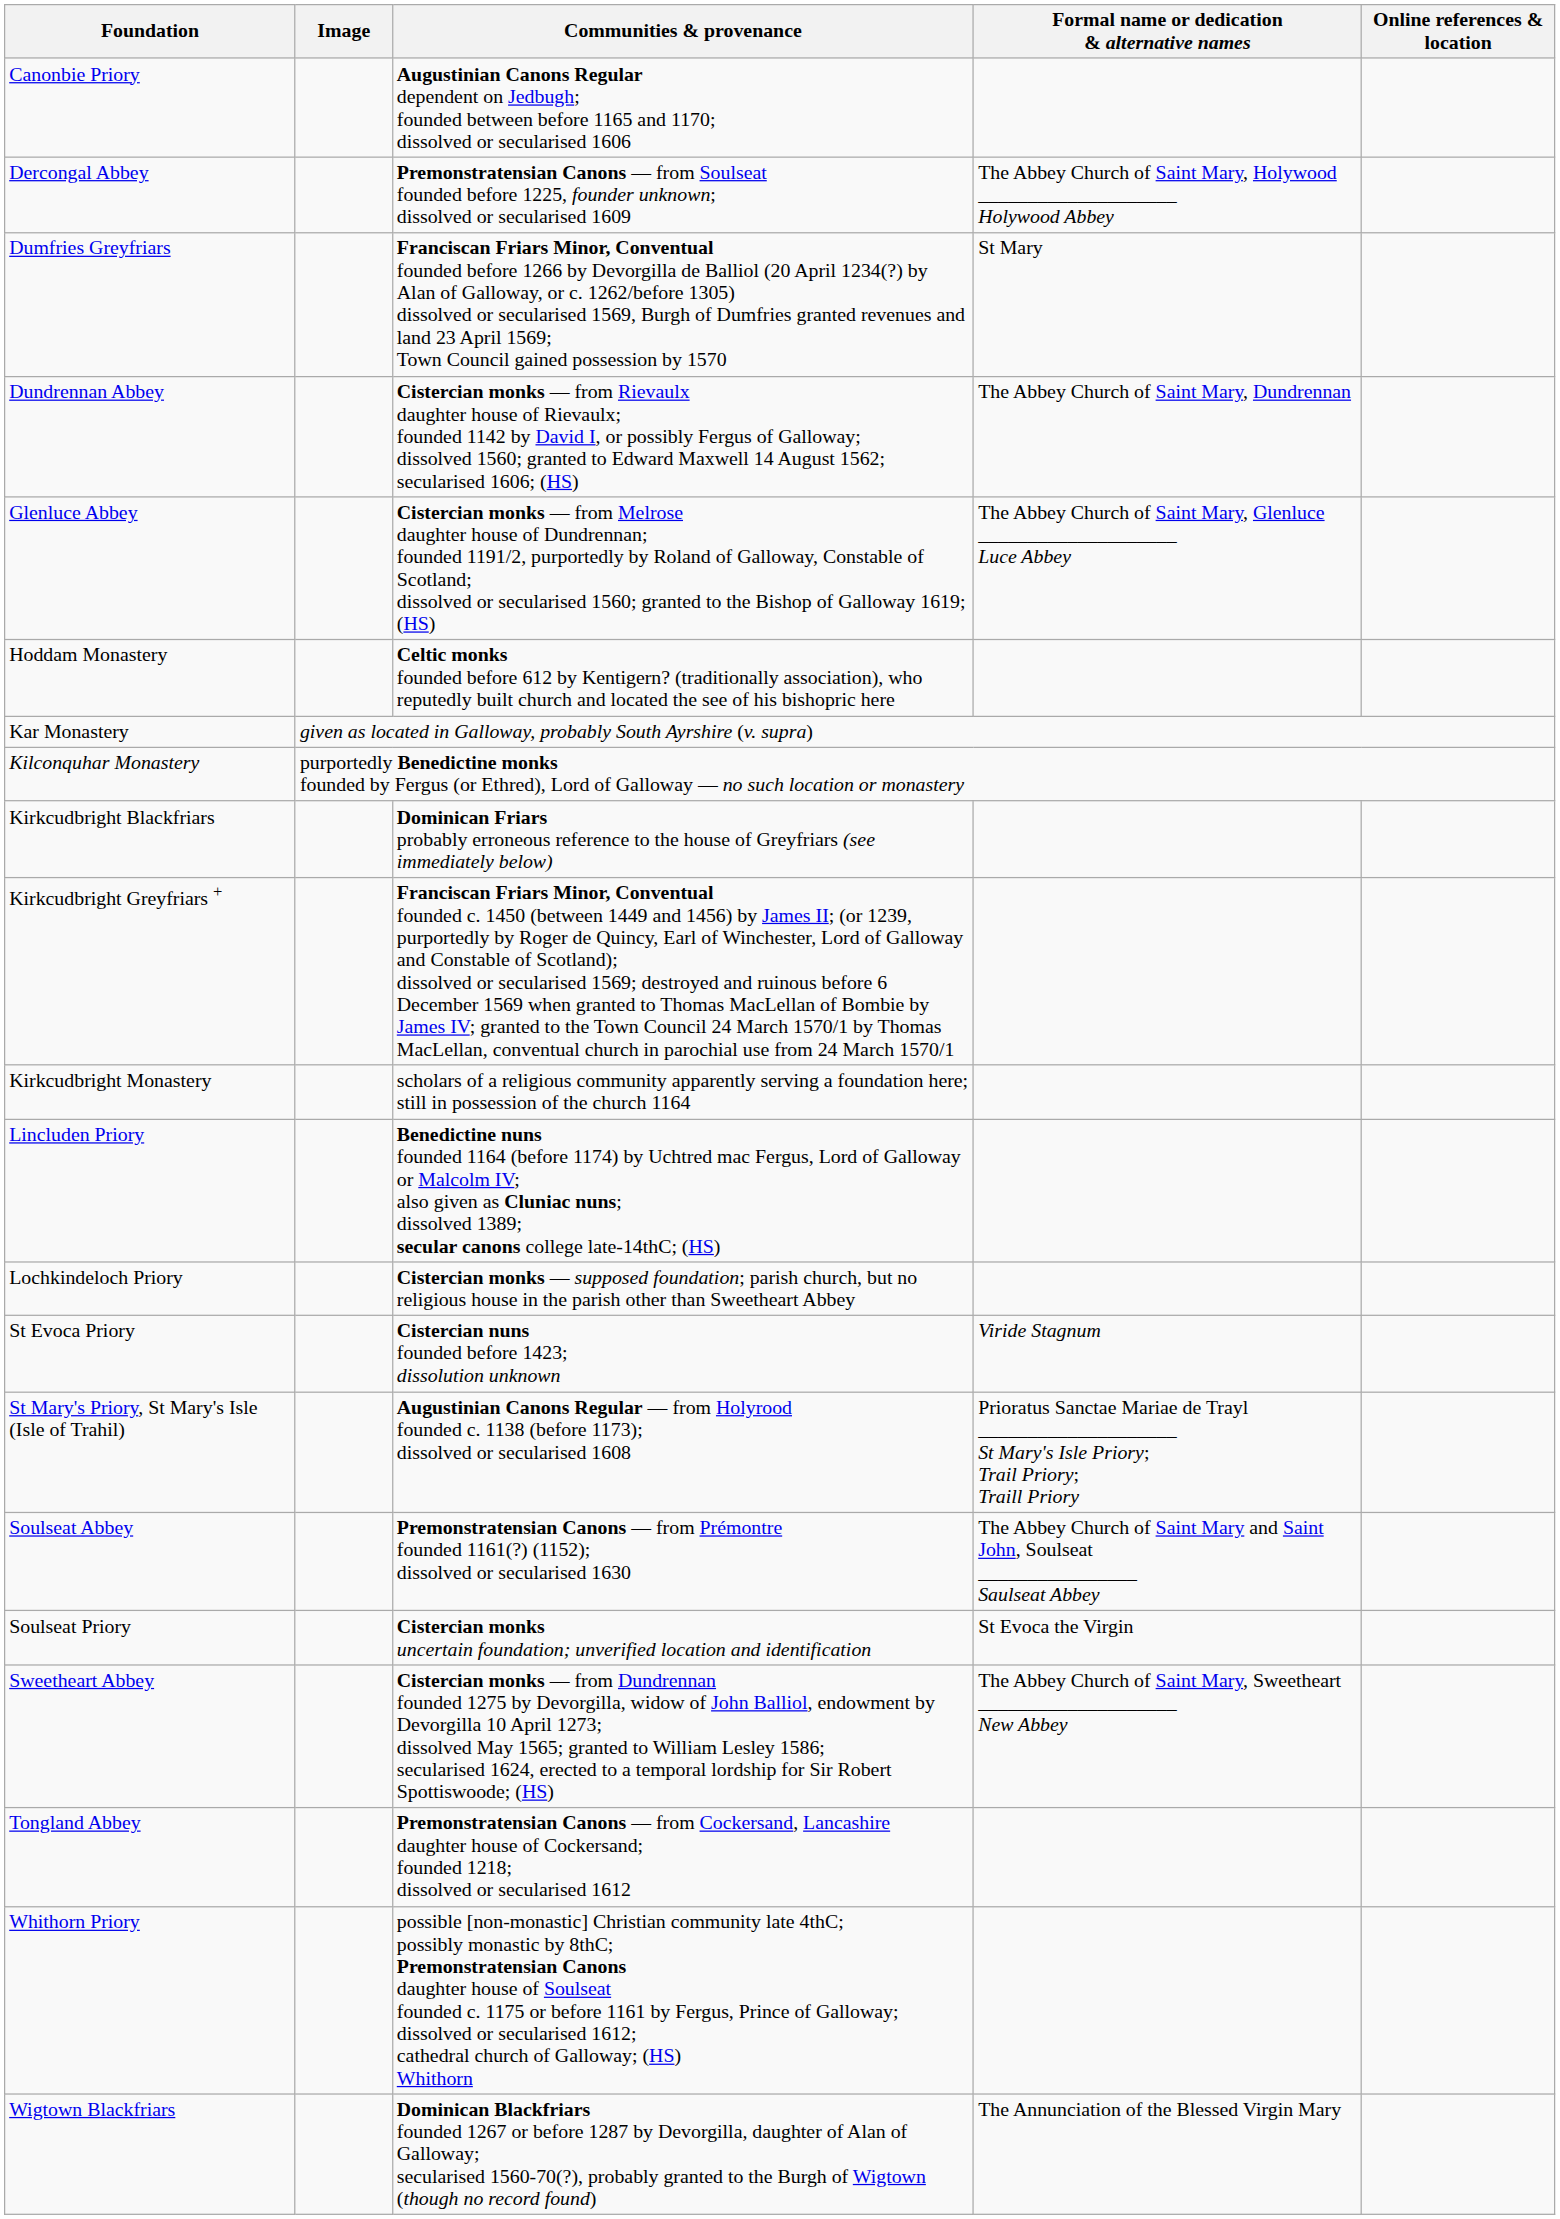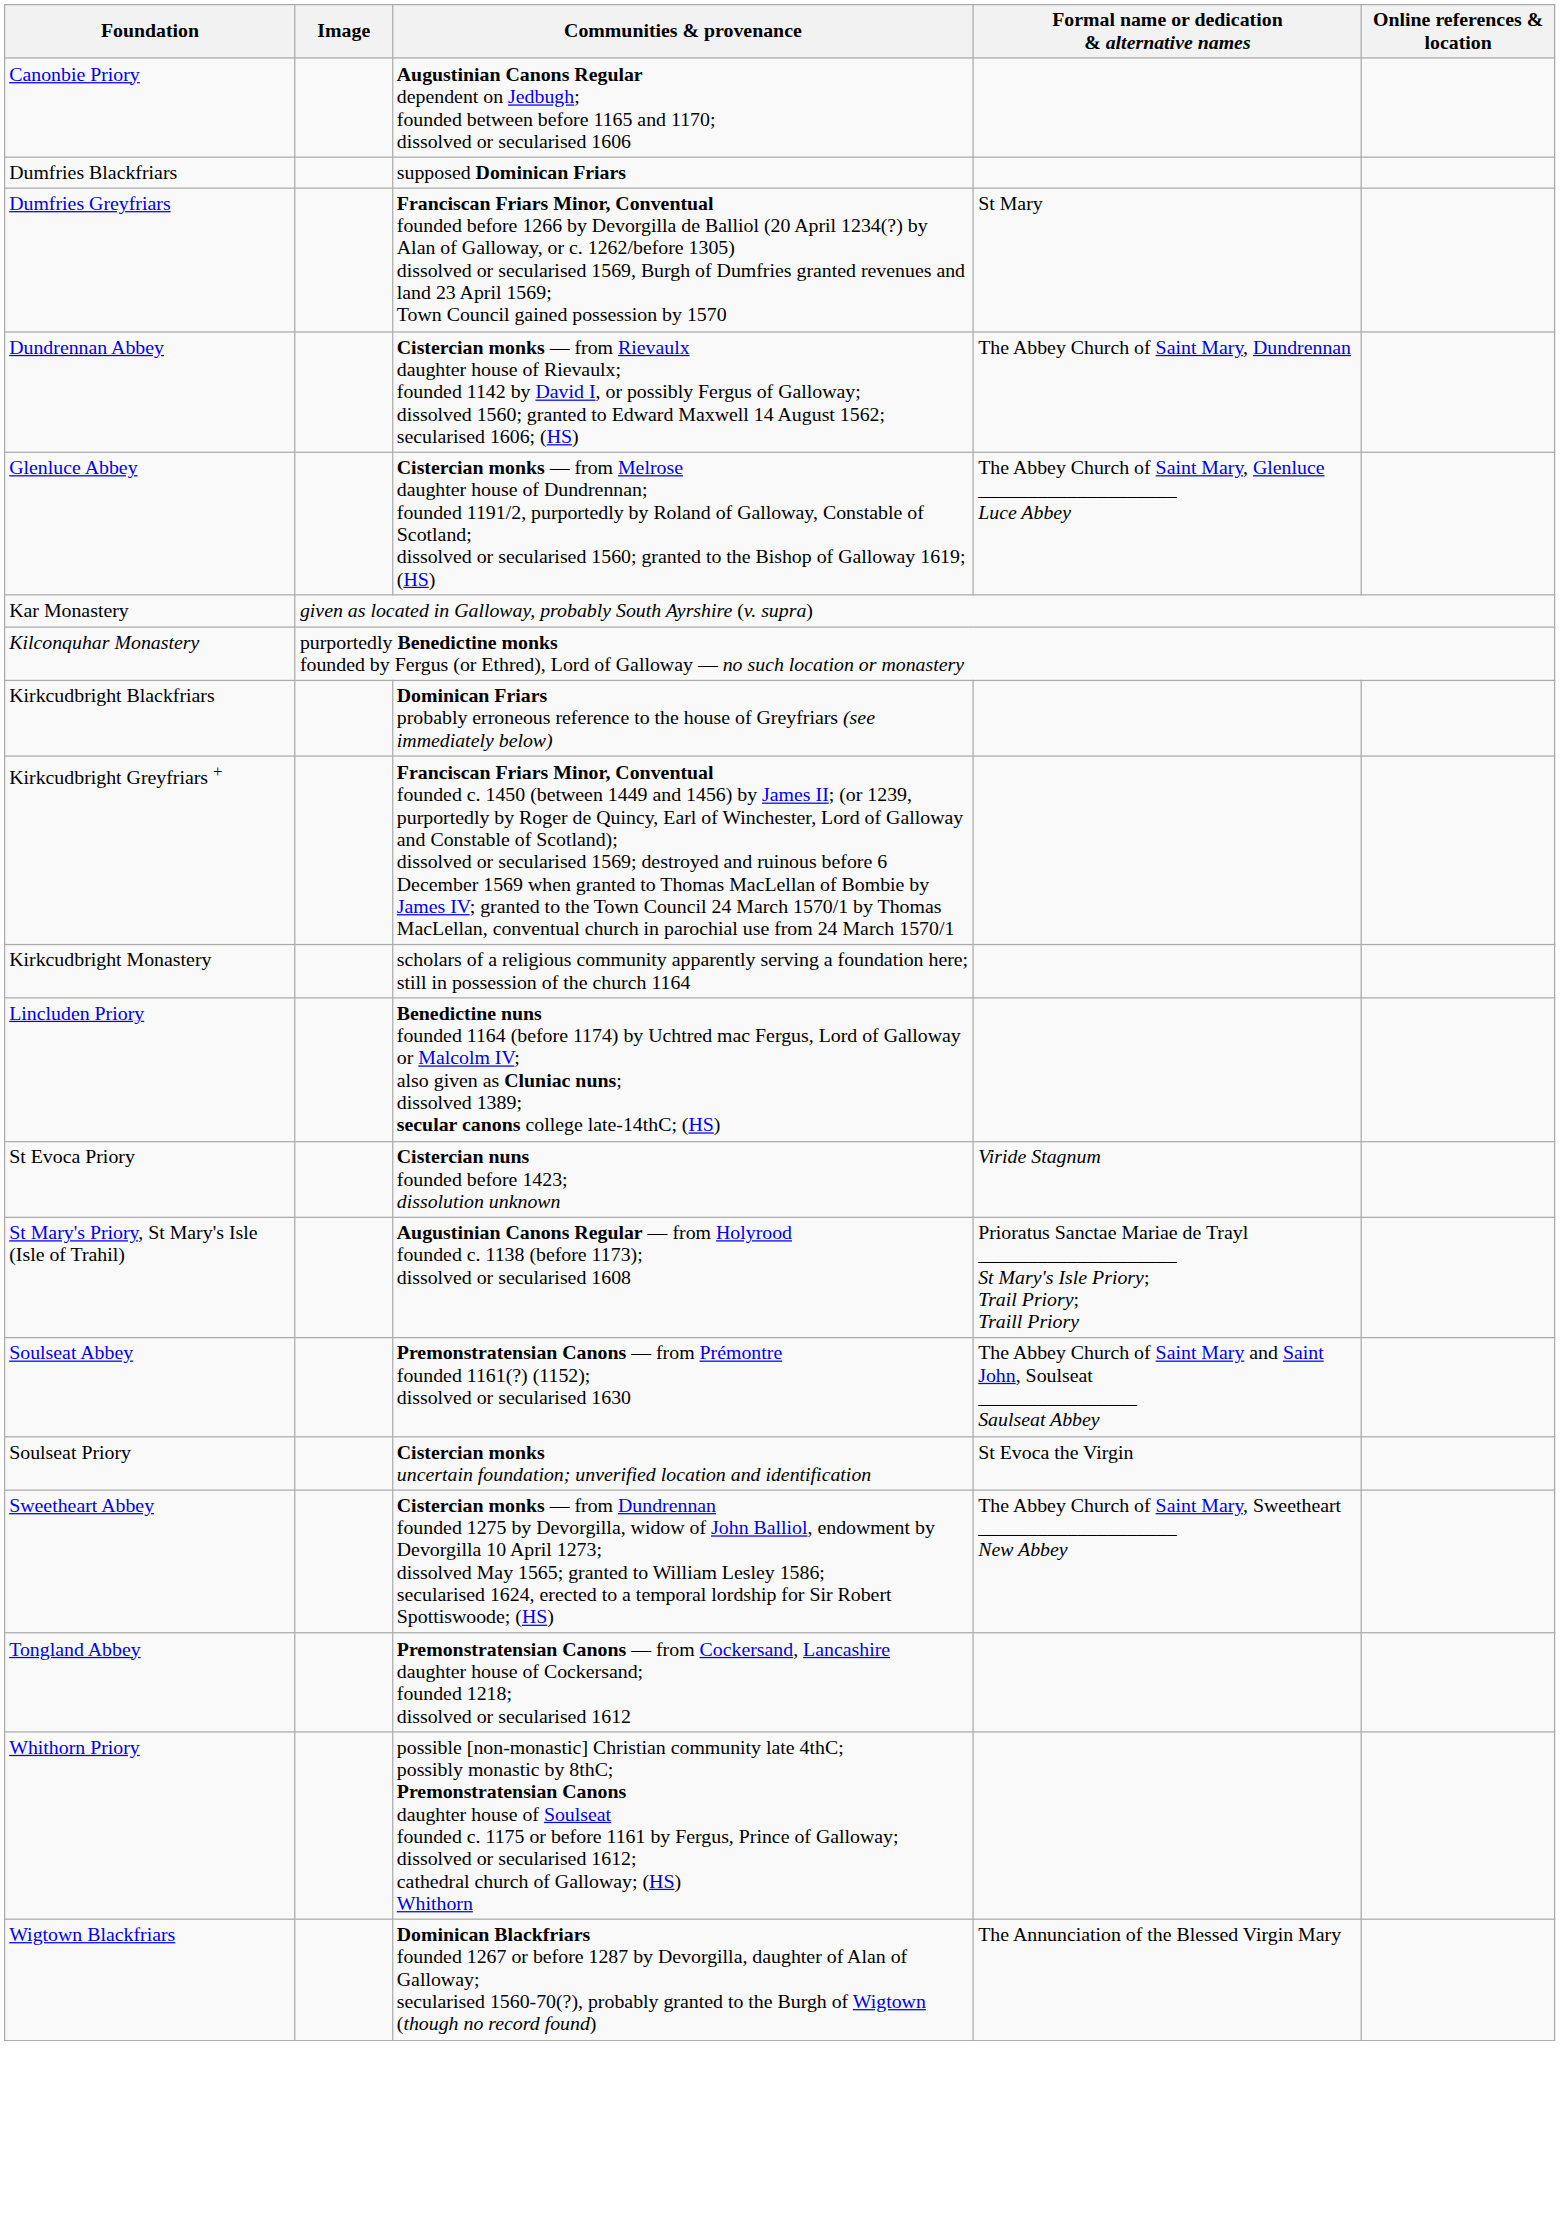- row: (79, 172)
+ row: (93, 172)
- row: (88, 655)
- row: (96, 1277)
